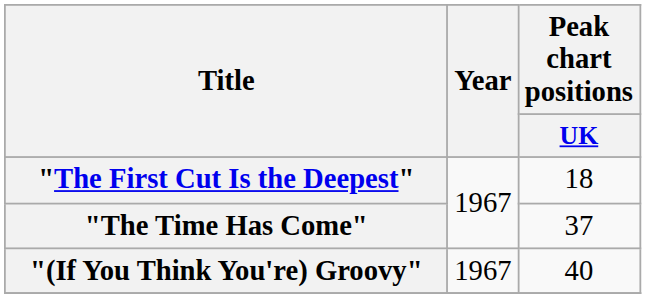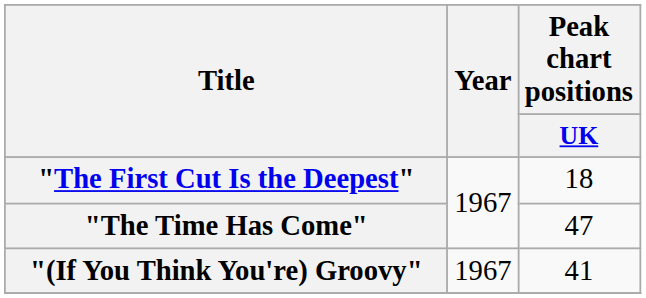(579, 225) 37 -> (579, 225) 47
(579, 270) 40 -> (579, 270) 41
